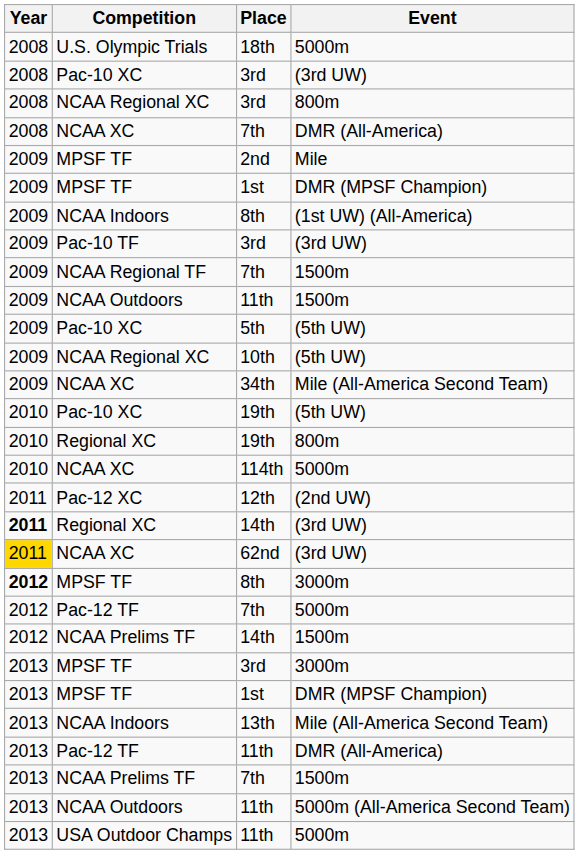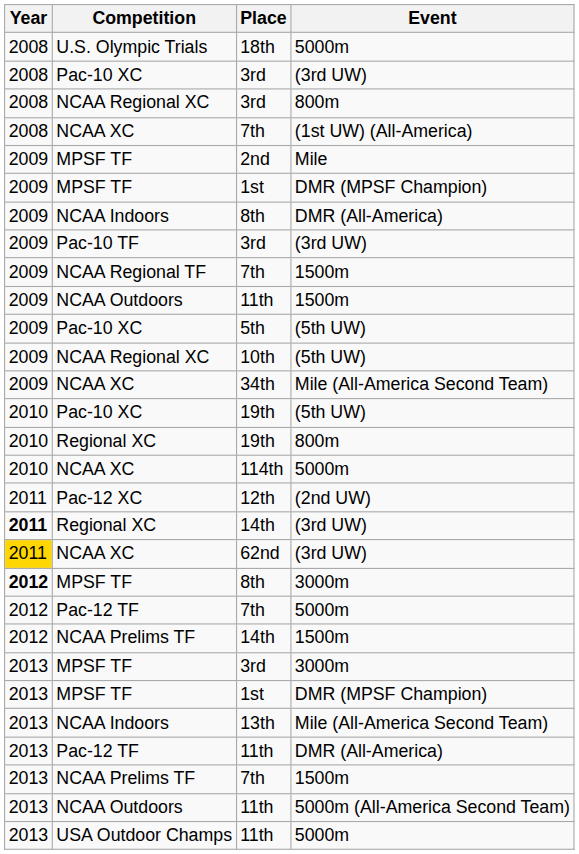(369, 131) DMR (All-America) -> (384, 131) (1st UW) (All-America)
(384, 215) (1st UW) (All-America) -> (369, 215) DMR (All-America)
